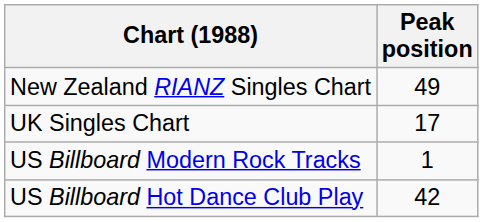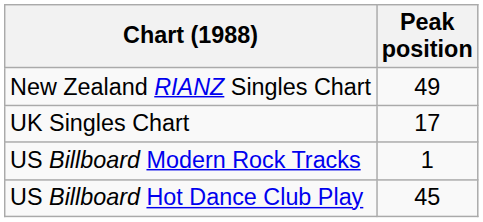(427, 197) 42 -> (427, 197) 45
